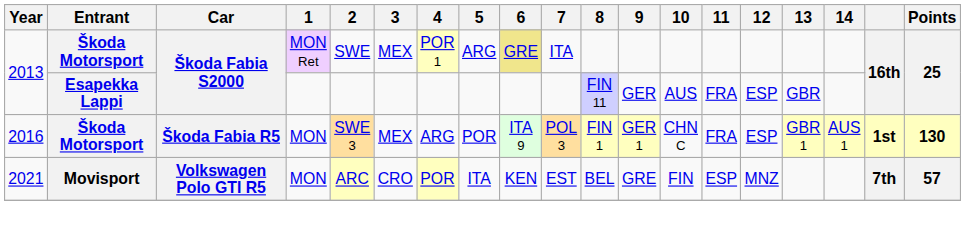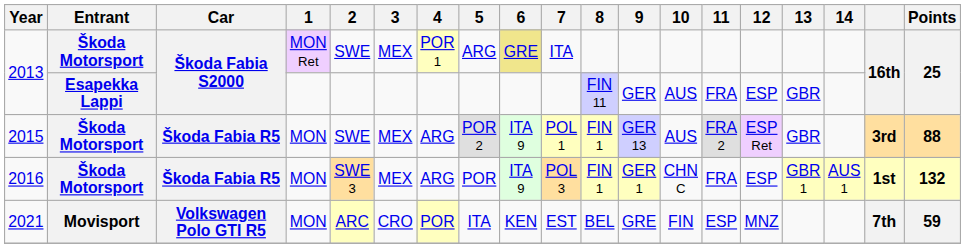+ row: (26, 137)
(932, 137) 130 -> (932, 179) 132
(932, 179) 57 -> (932, 222) 59
